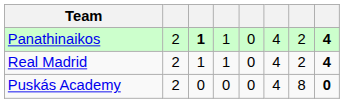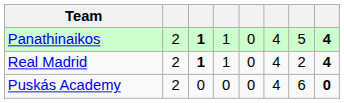(302, 39) 2 -> (302, 39) 5
(201, 62) normal -> (201, 62) bold
(302, 86) 8 -> (302, 86) 6
